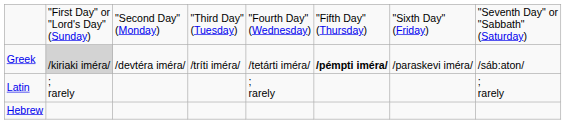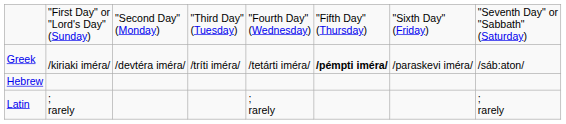(79, 65) lightgrey background -> (79, 65) no background
rows swapped: (18, 87) <-> (25, 110)
